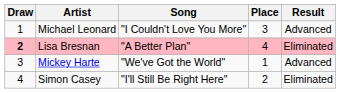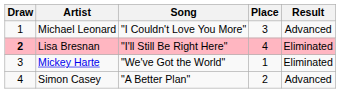(156, 46) "A Better Plan" -> (174, 46) "I'll Still Be Right Here"
(308, 63) Advanced -> (308, 63) Eliminated
(174, 79) "I'll Still Be Right Here" -> (156, 79) "A Better Plan"
(308, 79) Eliminated -> (308, 79) Advanced
